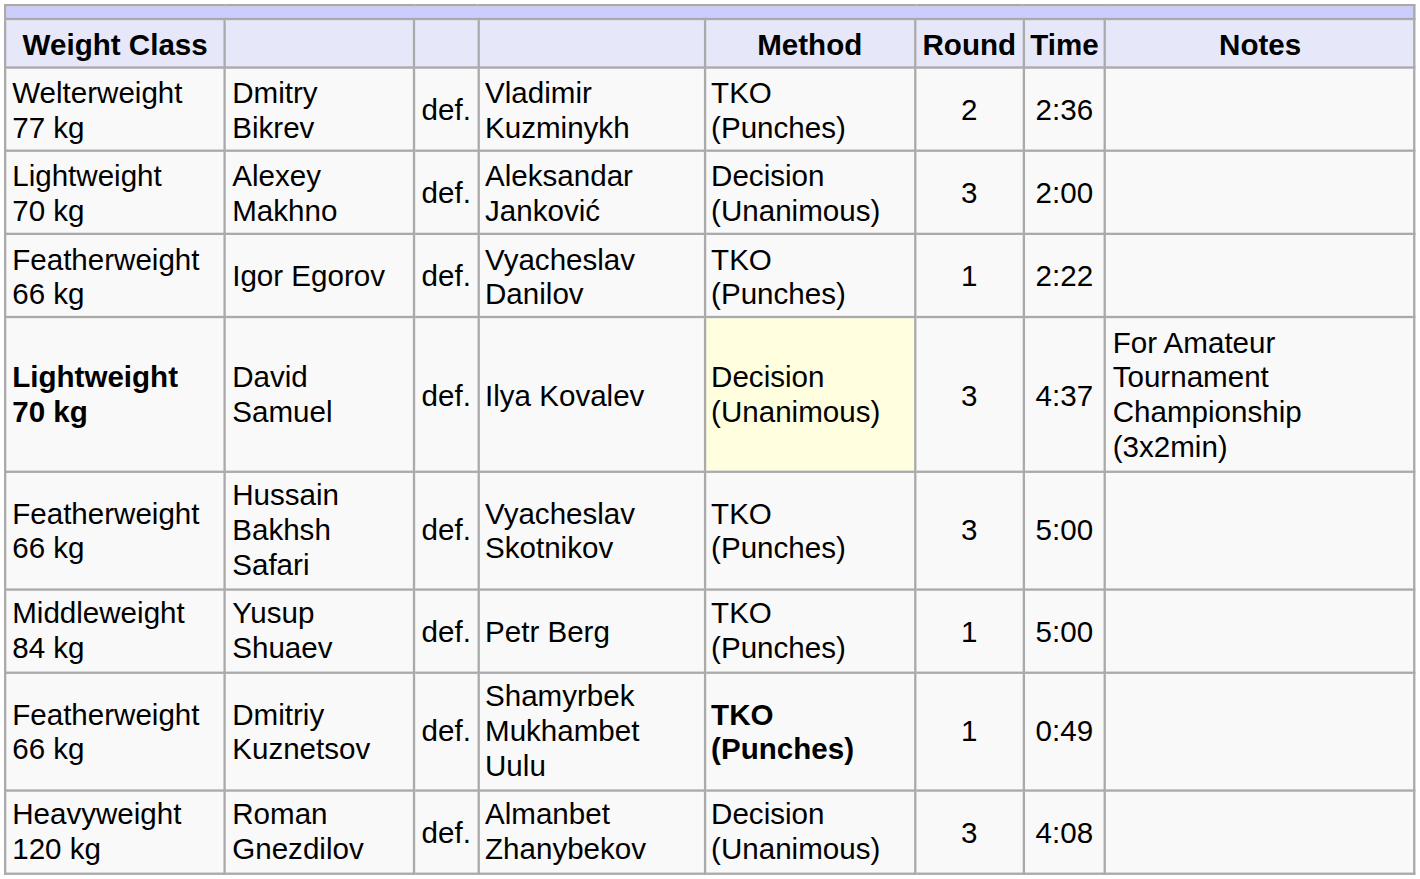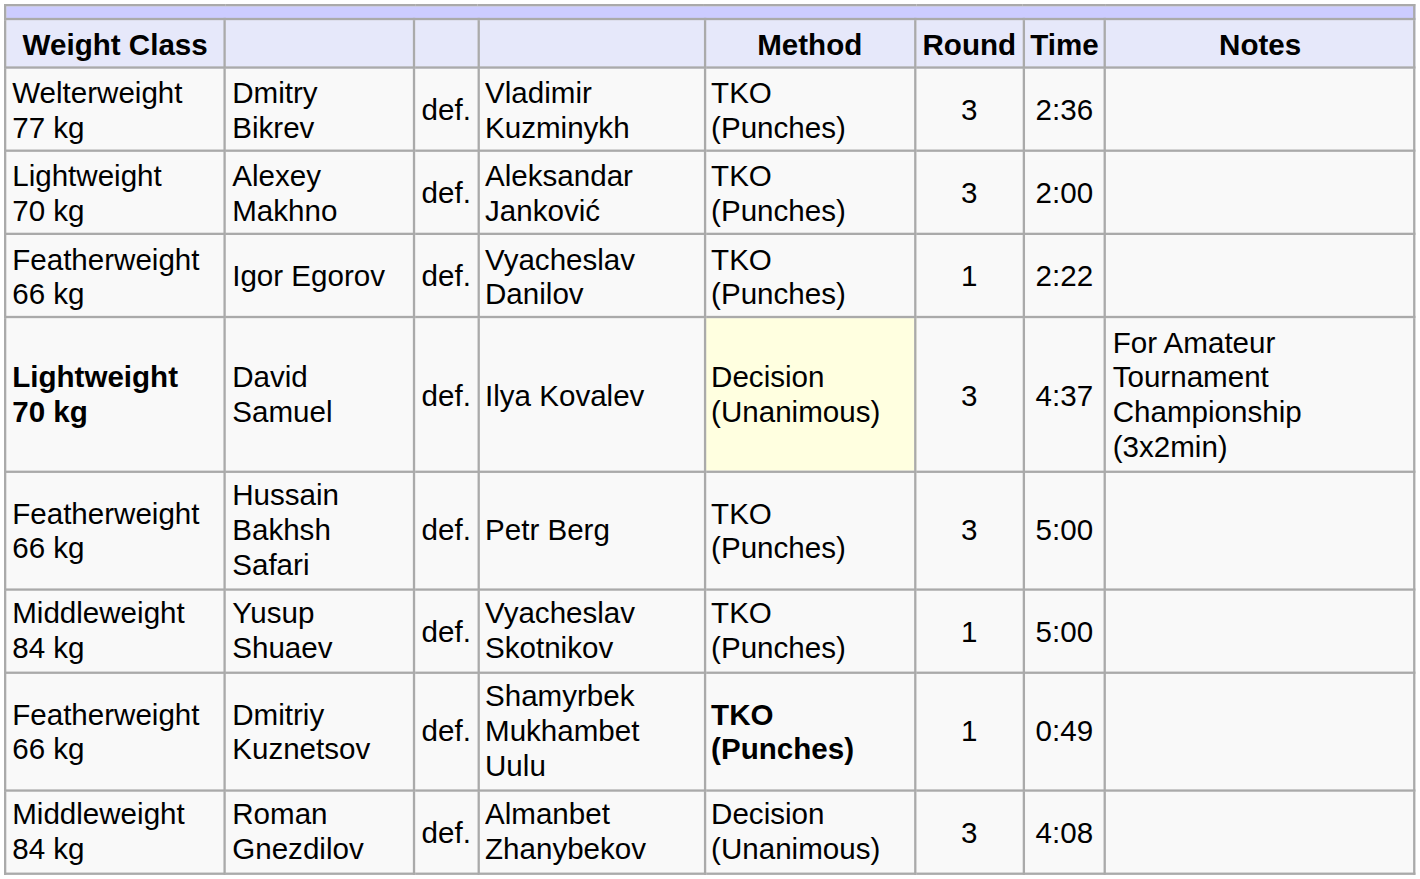(969, 109) 2 -> (969, 109) 3
(796, 193) Decision (Unanimous) -> (778, 193) TKO (Punches)
(560, 530) Vyacheslav Skotnikov -> (547, 530) Petr Berg
(547, 630) Petr Berg -> (560, 630) Vyacheslav Skotnikov
(97, 832) Heavyweight 120 kg -> (98, 832) Middleweight 84 kg
